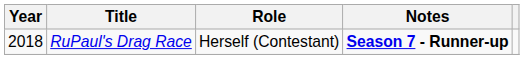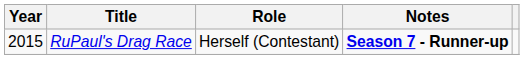(26, 41) 2018 -> (26, 41) 2015
